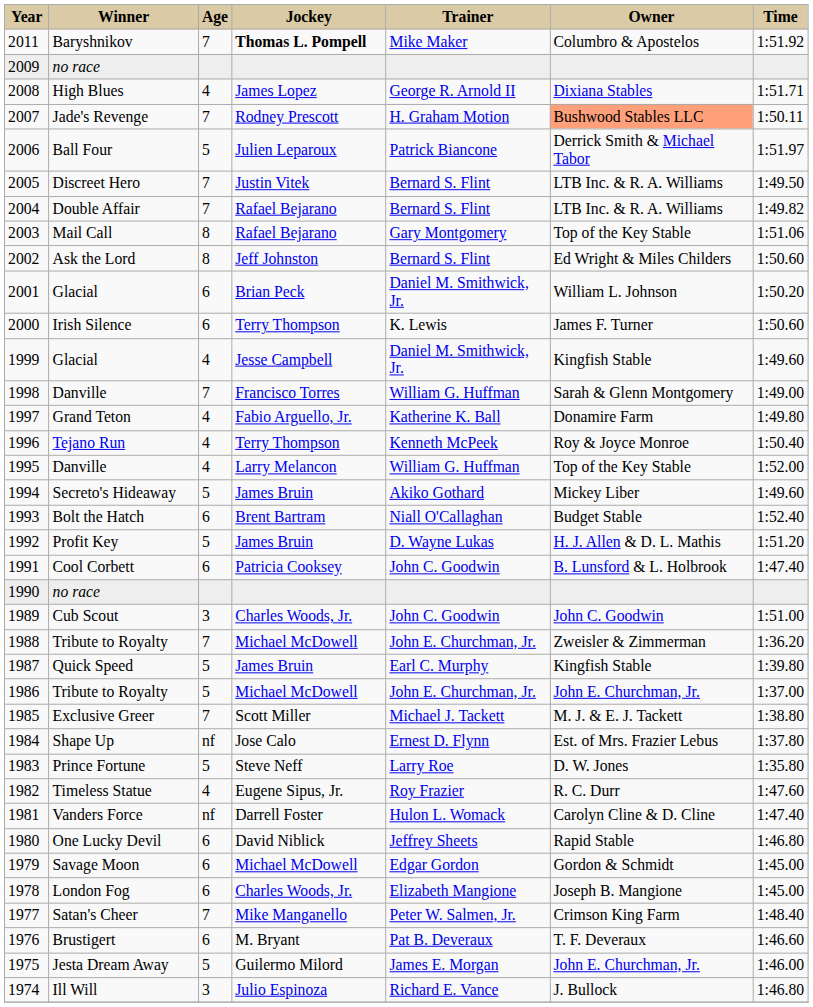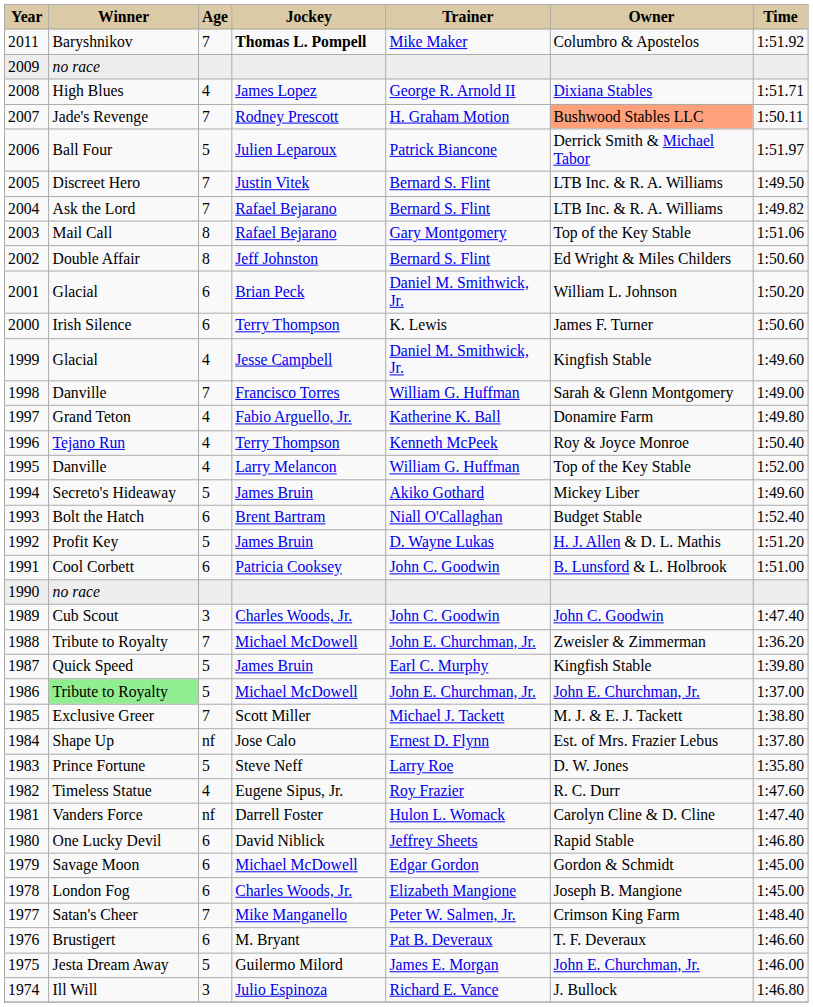(96, 208) Double Affair -> (94, 208) Ask the Lord
(94, 258) Ask the Lord -> (96, 258) Double Affair
(780, 567) 1:47.40 -> (780, 567) 1:51.00
(780, 616) 1:51.00 -> (780, 616) 1:47.40
(110, 691) no background -> (110, 691) lightgreen background
